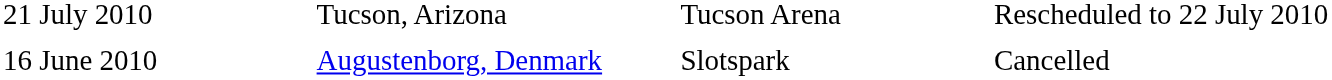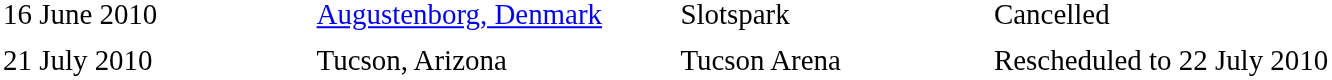rows swapped: (80, 60) <-> (78, 14)
